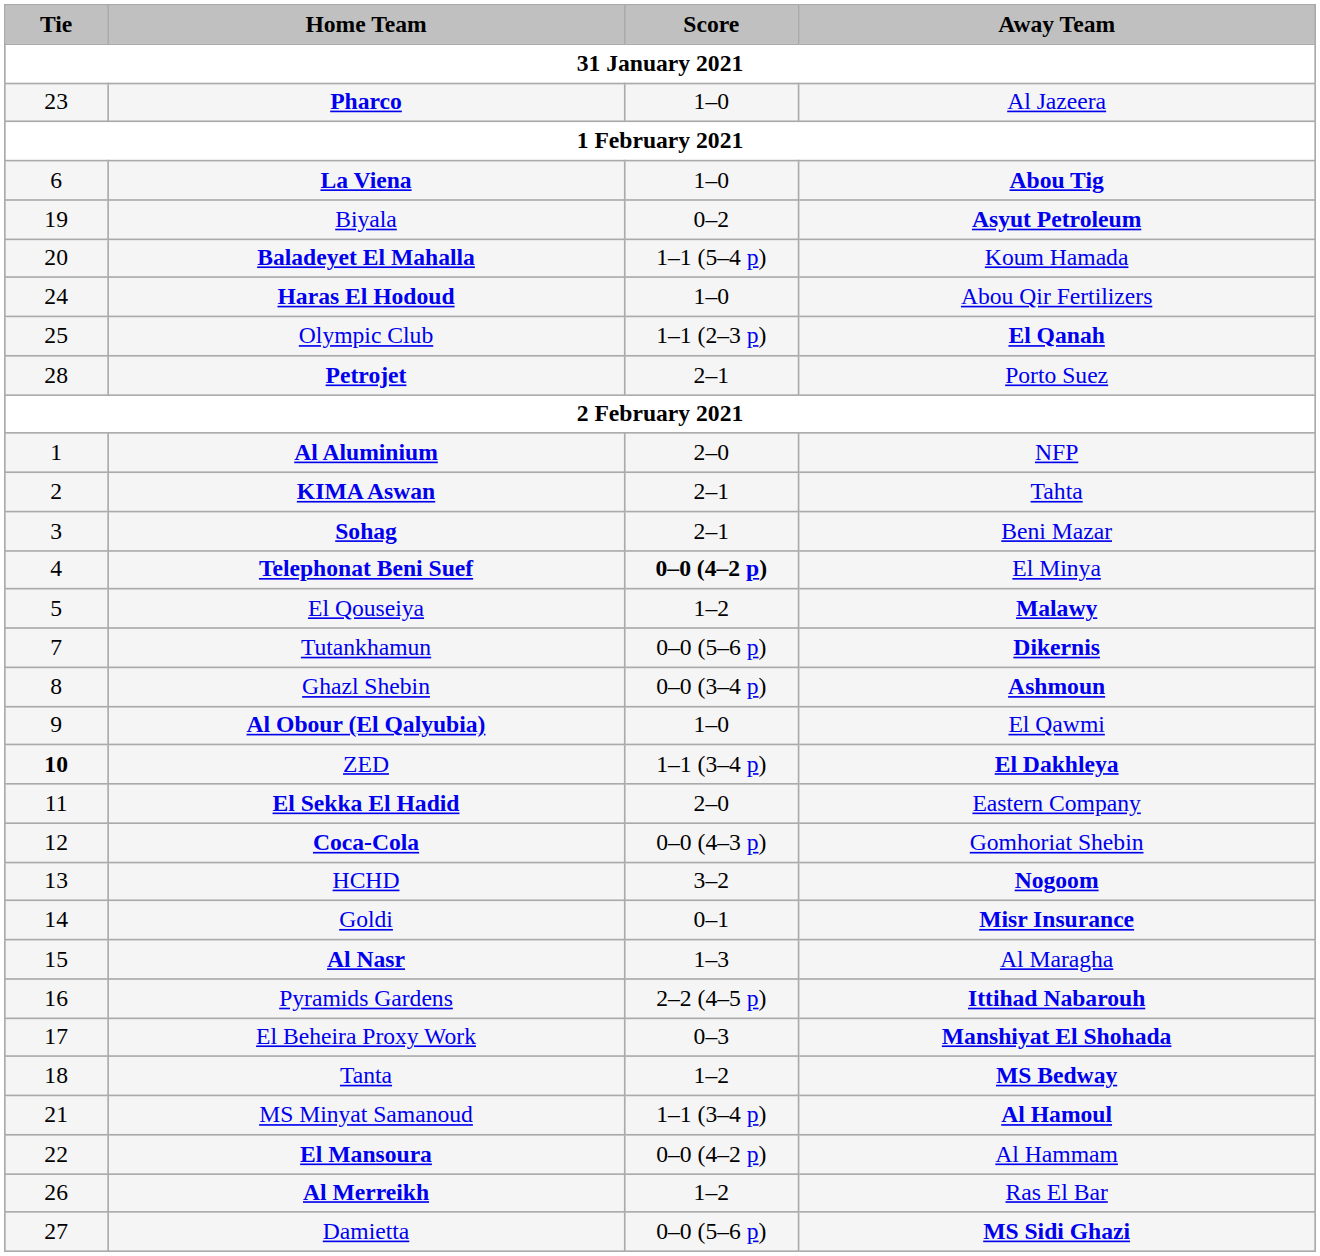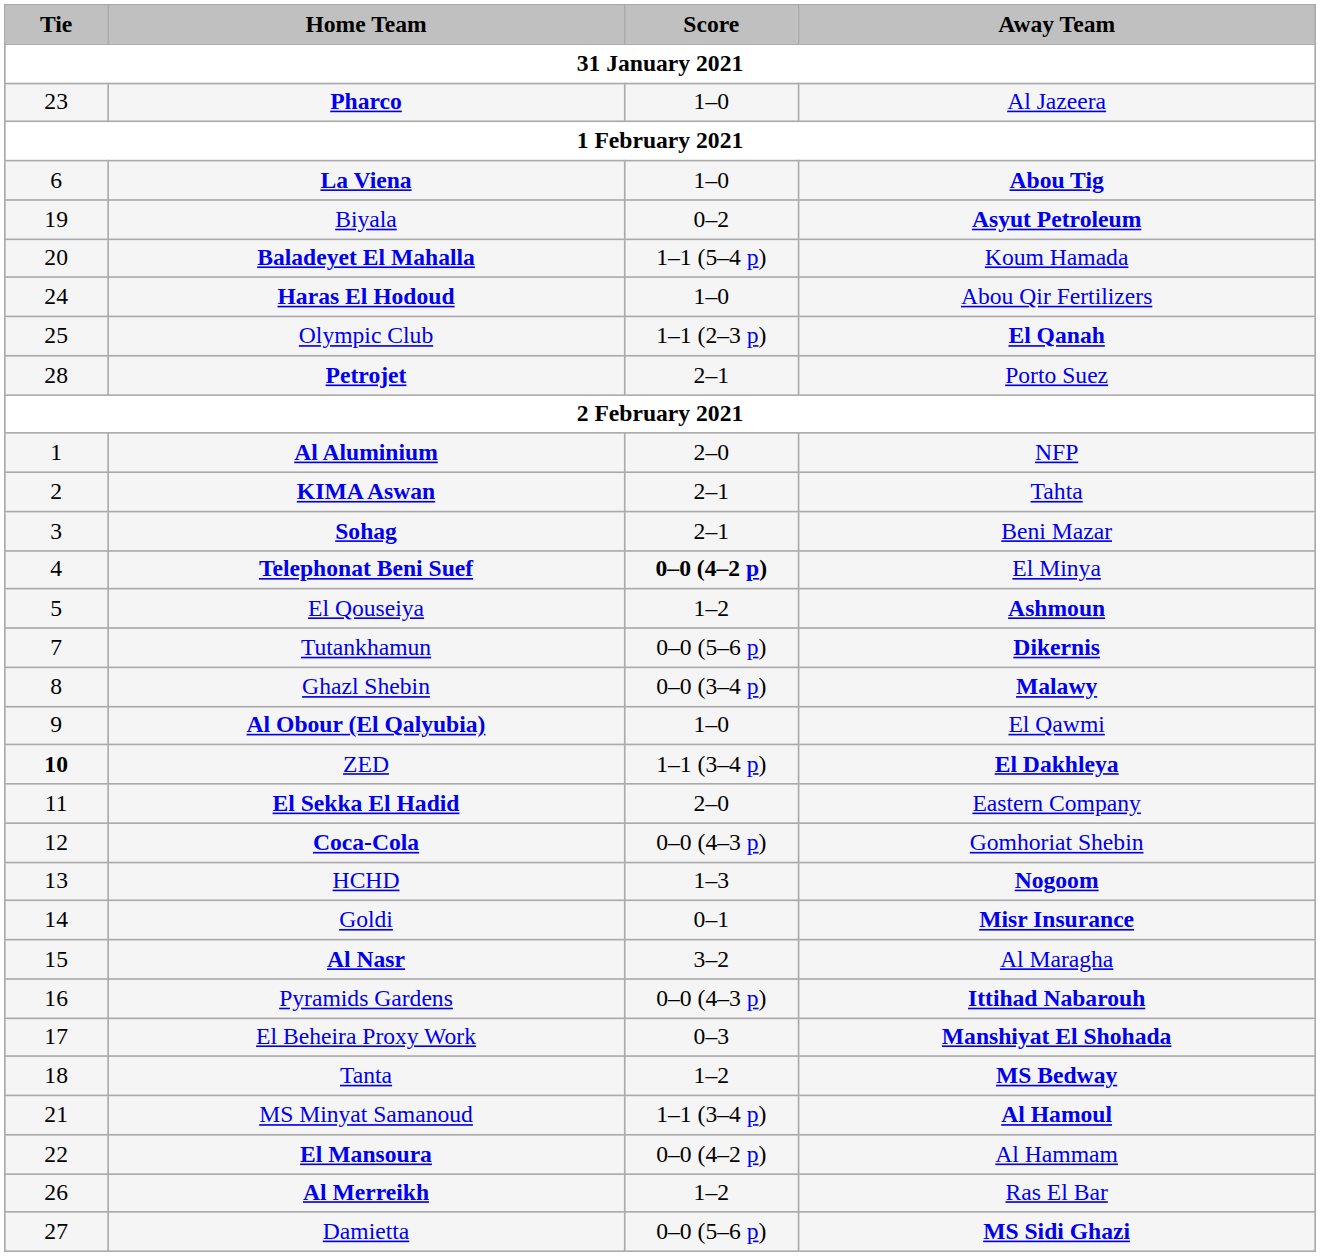(1057, 608) Malawy -> (1057, 608) Ashmoun
(1057, 686) Ashmoun -> (1057, 686) Malawy
(711, 881) 3–2 -> (711, 881) 1–3
(711, 959) 1–3 -> (711, 959) 3–2
(711, 998) 2–2 (4–5 p) -> (711, 998) 0–0 (4–3 p)
